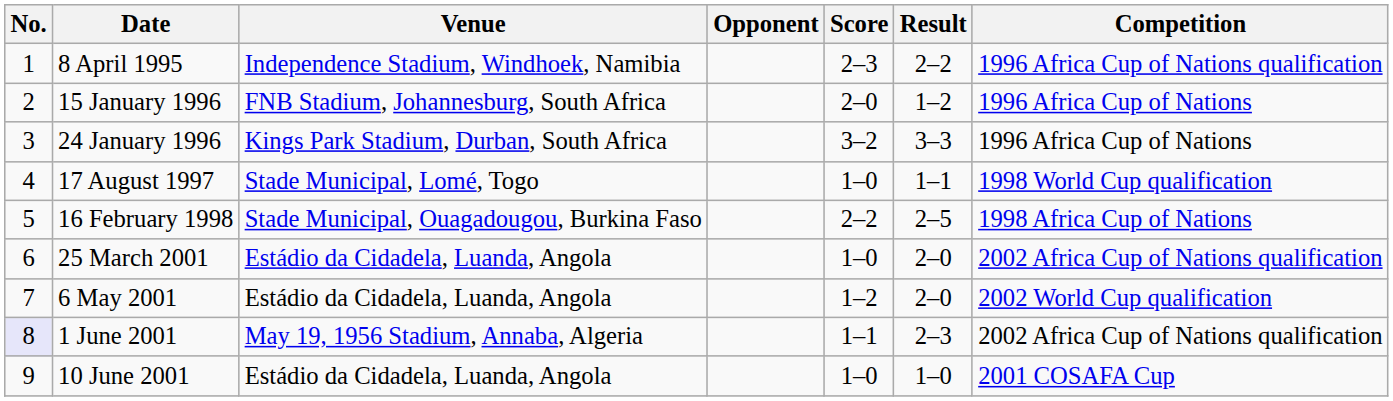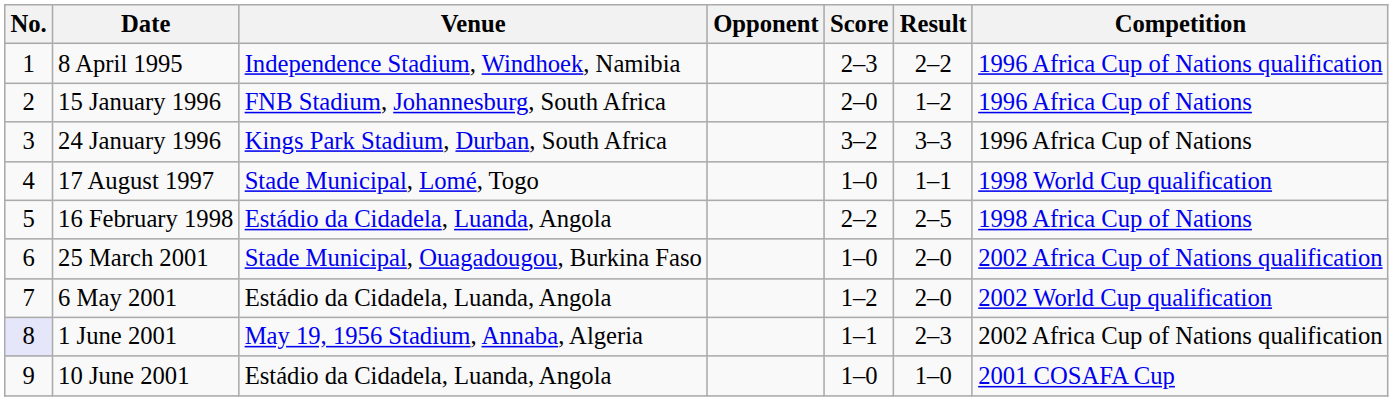(473, 219) Stade Municipal, Ouagadougou, Burkina Faso -> (428, 219) Estádio da Cidadela, Luanda, Angola
(428, 258) Estádio da Cidadela, Luanda, Angola -> (473, 258) Stade Municipal, Ouagadougou, Burkina Faso
